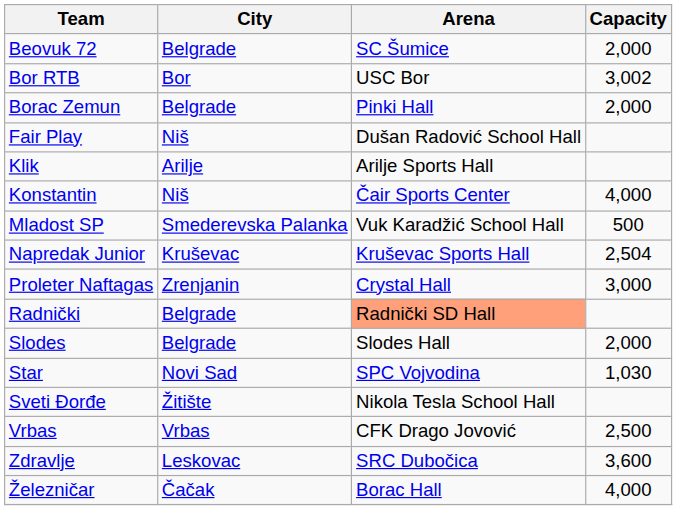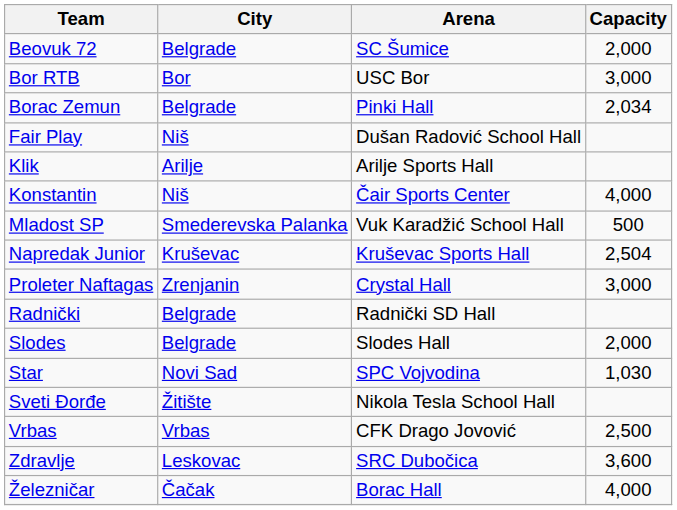(628, 78) 3,002 -> (628, 78) 3,000
(628, 107) 2,000 -> (628, 107) 2,034
(426, 313) lightsalmon background -> (426, 313) no background
